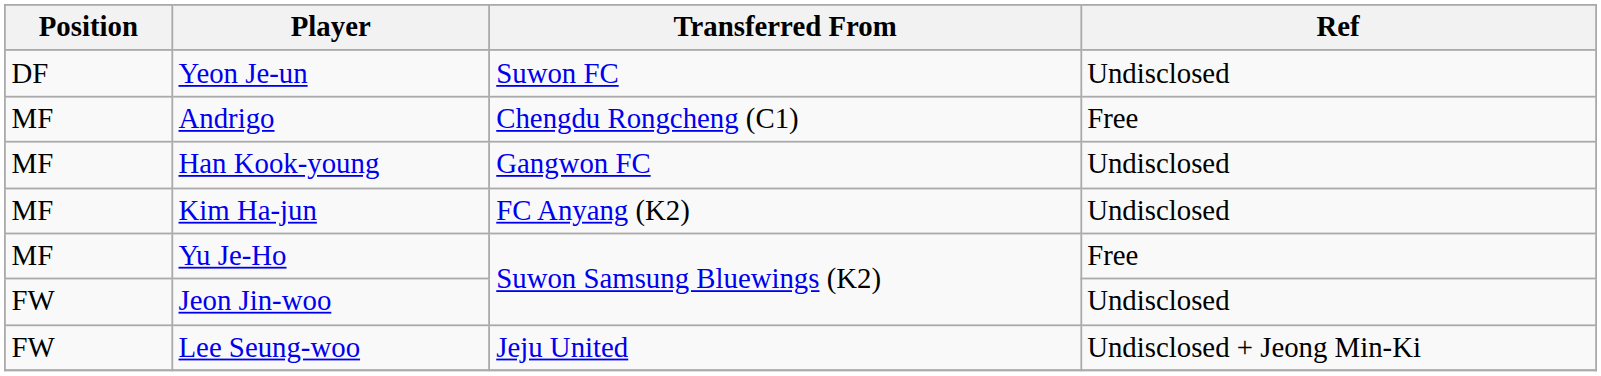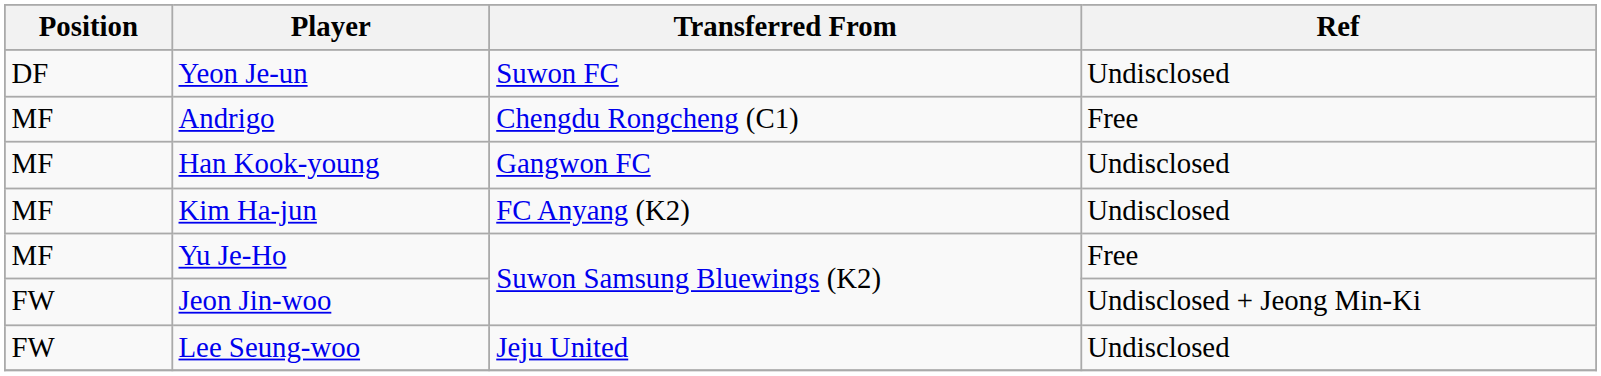(1158, 301) Undisclosed -> (1254, 301) Undisclosed + Jeong Min-Ki
(1254, 347) Undisclosed + Jeong Min-Ki -> (1158, 347) Undisclosed
